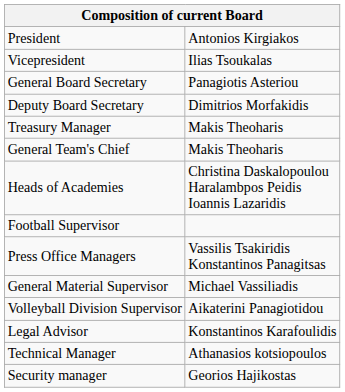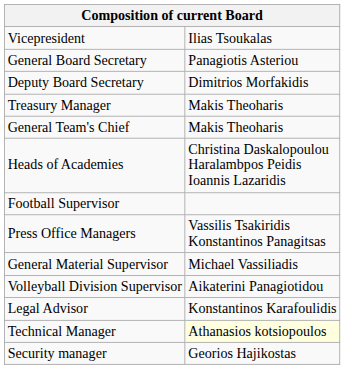- row: (34, 37)
(257, 353) no background -> (257, 331) lightyellow background
